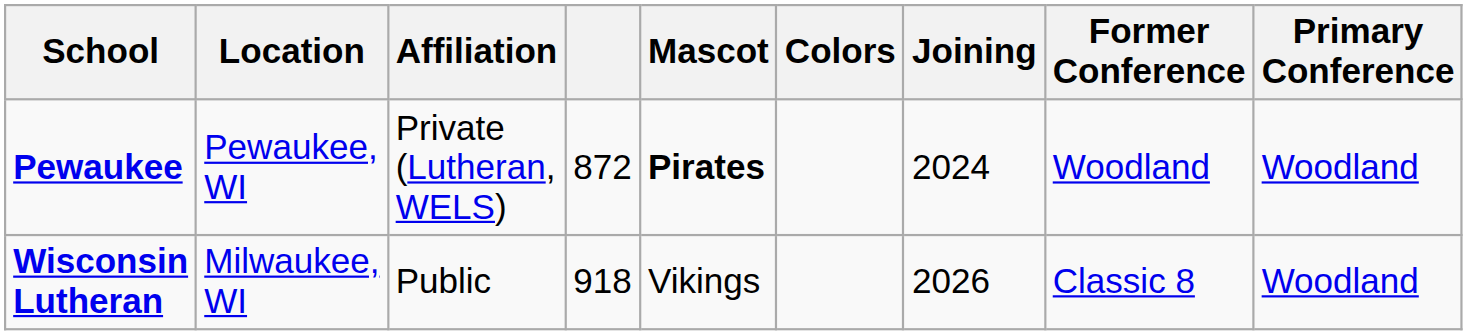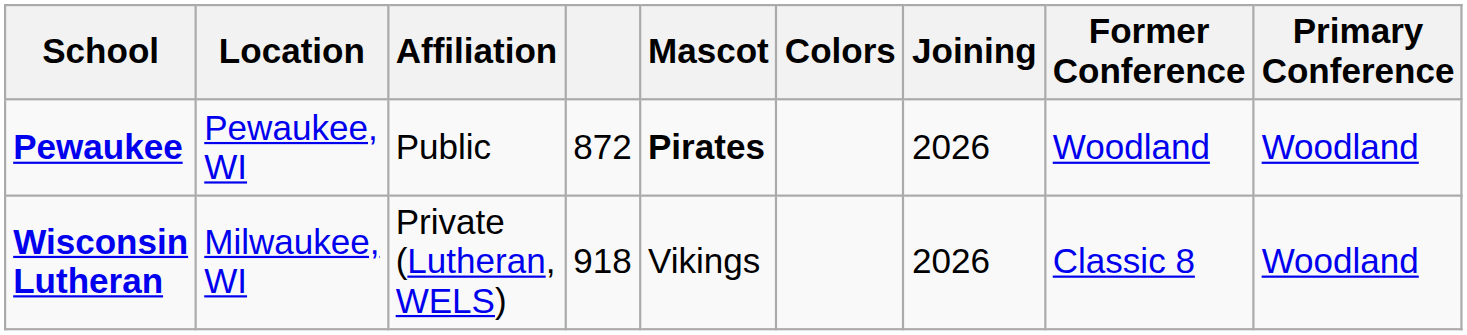(476, 166) Private (Lutheran, WELS) -> (443, 146) Public
(951, 166) 2024 -> (951, 146) 2026
(443, 281) Public -> (476, 261) Private (Lutheran, WELS)
